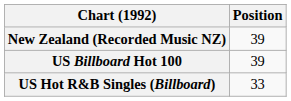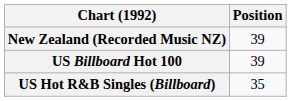(258, 84) 33 -> (258, 84) 35
